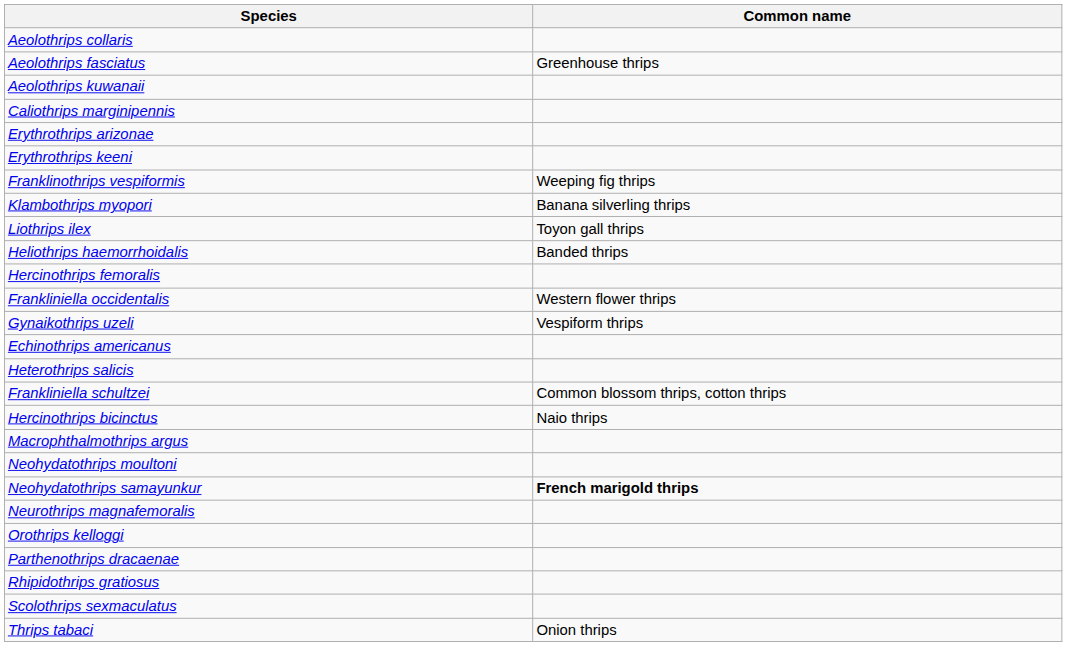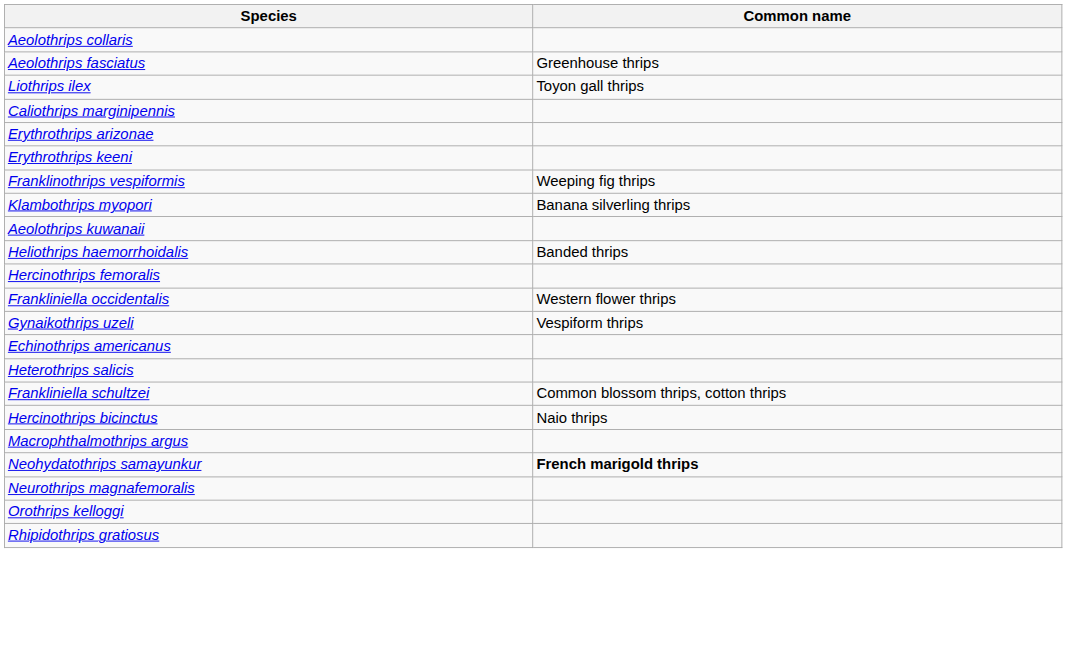rows swapped: (76, 87) <-> (49, 228)
- row: (92, 464)
- row: (94, 559)
- row: (92, 606)
- row: (50, 629)
